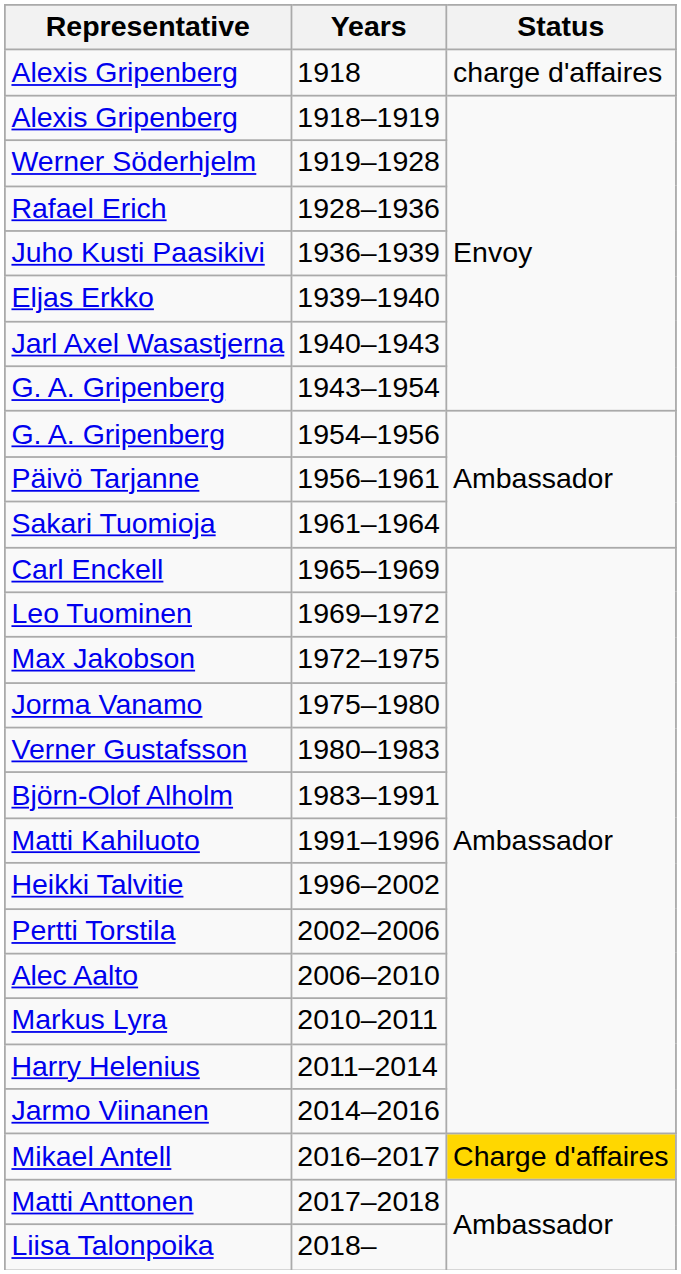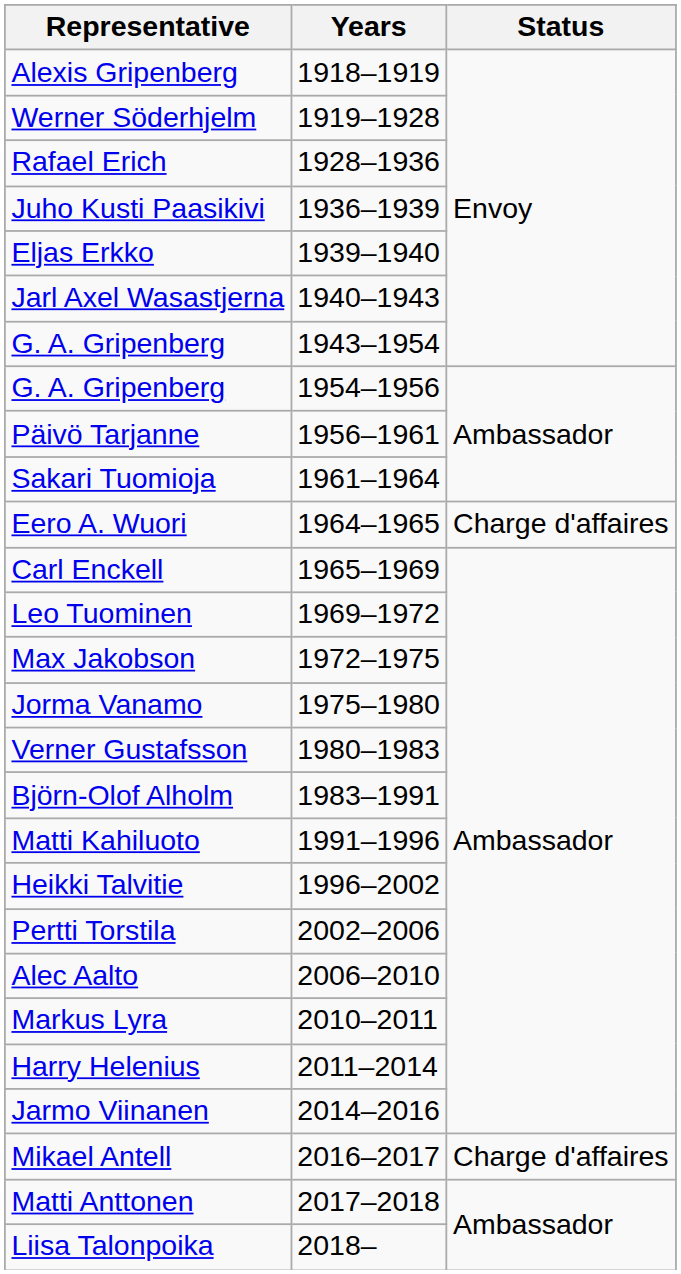- row: (125, 72)
+ row: (99, 523)
(561, 1156) gold background -> (561, 1156) no background
